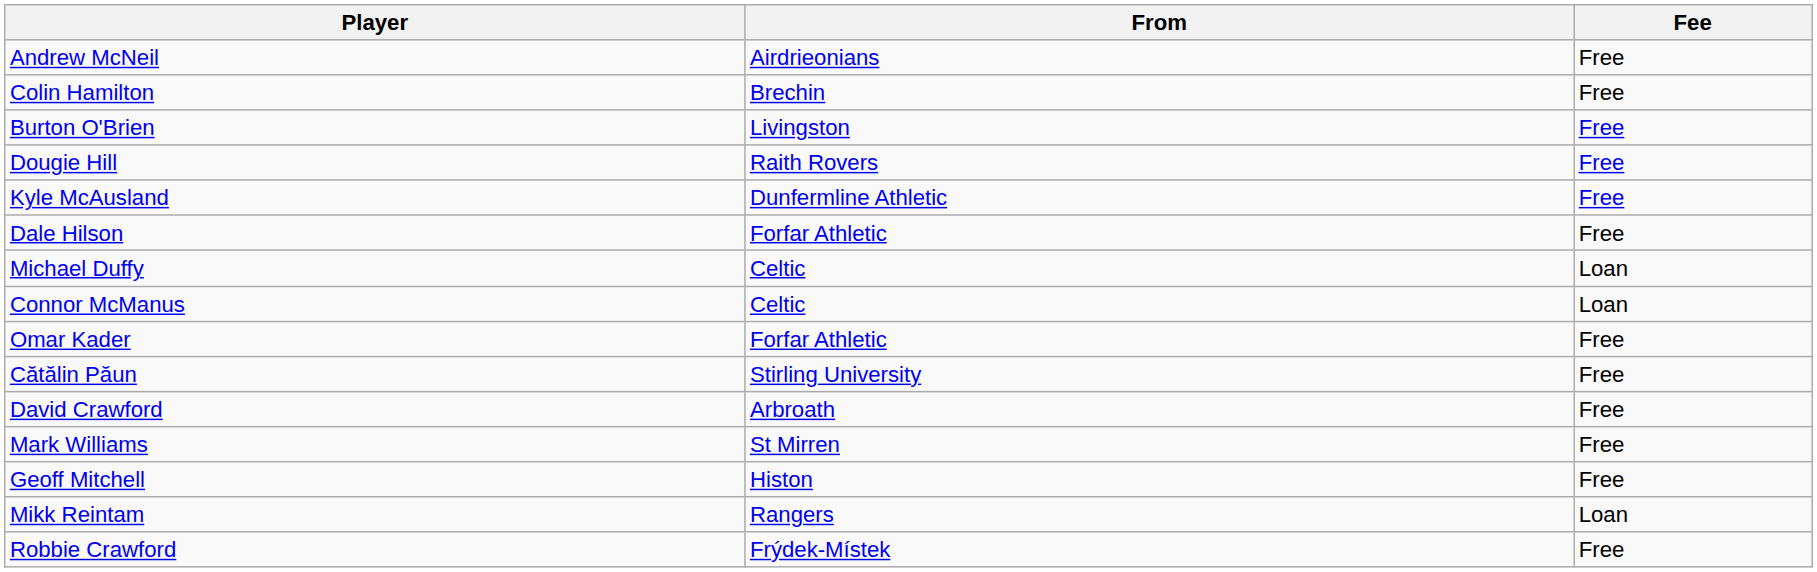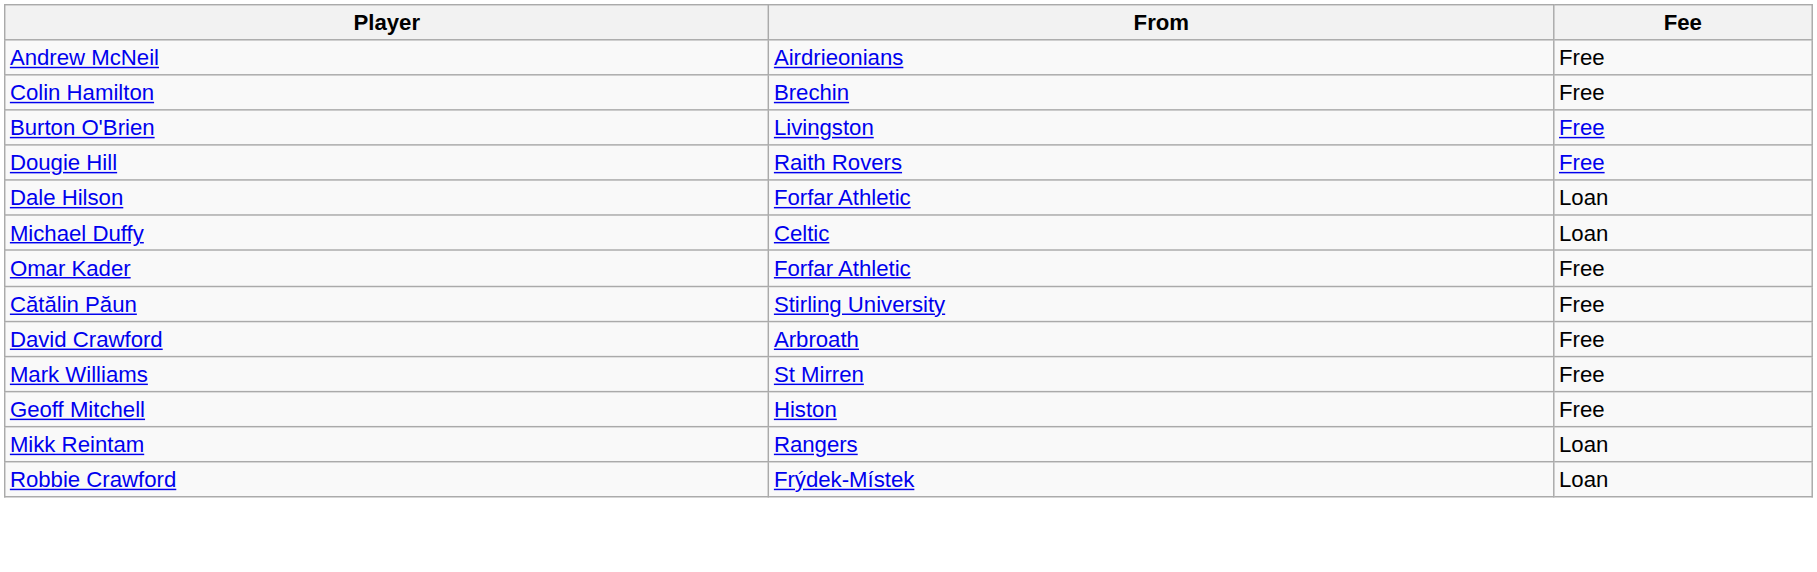- row: (89, 198)
(1602, 233) Free -> (1584, 198) Loan
- row: (97, 304)
(1602, 549) Free -> (1584, 479) Loan
